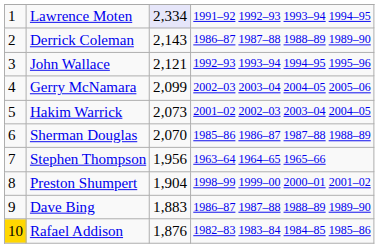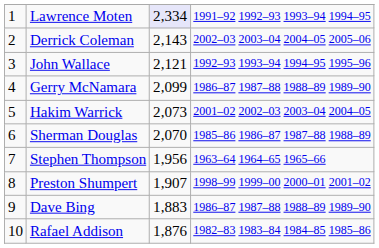(282, 40) 1986–87 1987–88 1988–89 1989–90 -> (282, 40) 2002–03 2003–04 2004–05 2005–06
(282, 87) 2002–03 2003–04 2004–05 2005–06 -> (282, 87) 1986–87 1987–88 1988–89 1989–90
(170, 183) 1,904 -> (170, 183) 1,907
(15, 231) gold background -> (15, 231) no background
